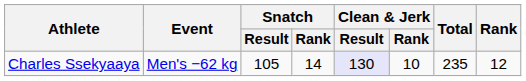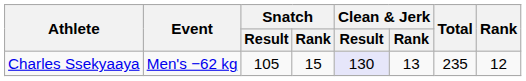(313, 64) 14 -> (313, 64) 15
(411, 64) 10 -> (411, 64) 13
